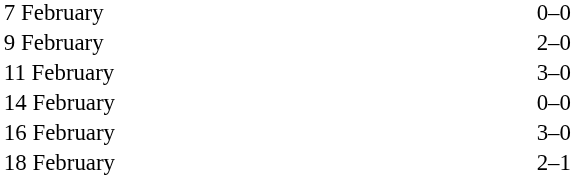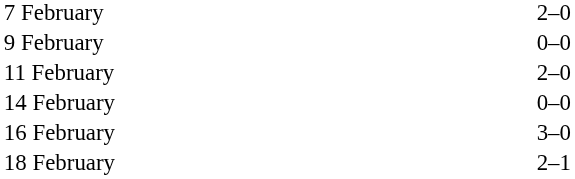(554, 12) 0–0 -> (554, 12) 2–0
(554, 42) 2–0 -> (554, 42) 0–0
(554, 72) 3–0 -> (554, 72) 2–0
